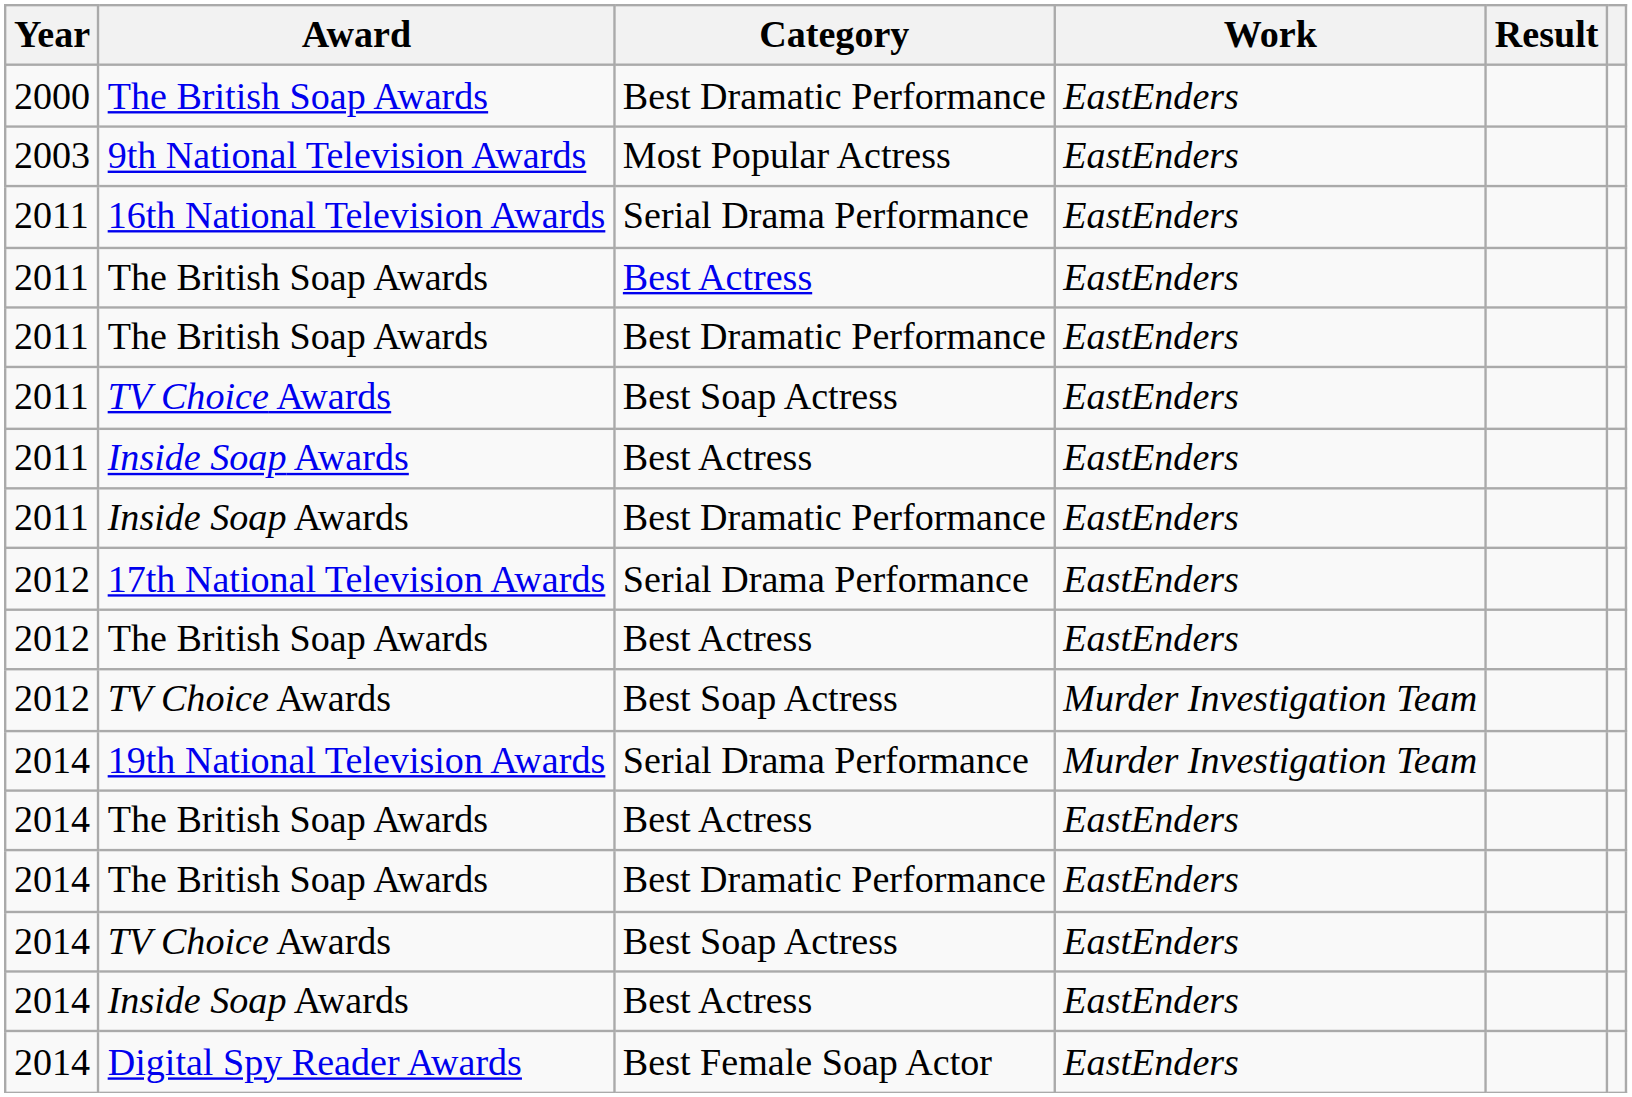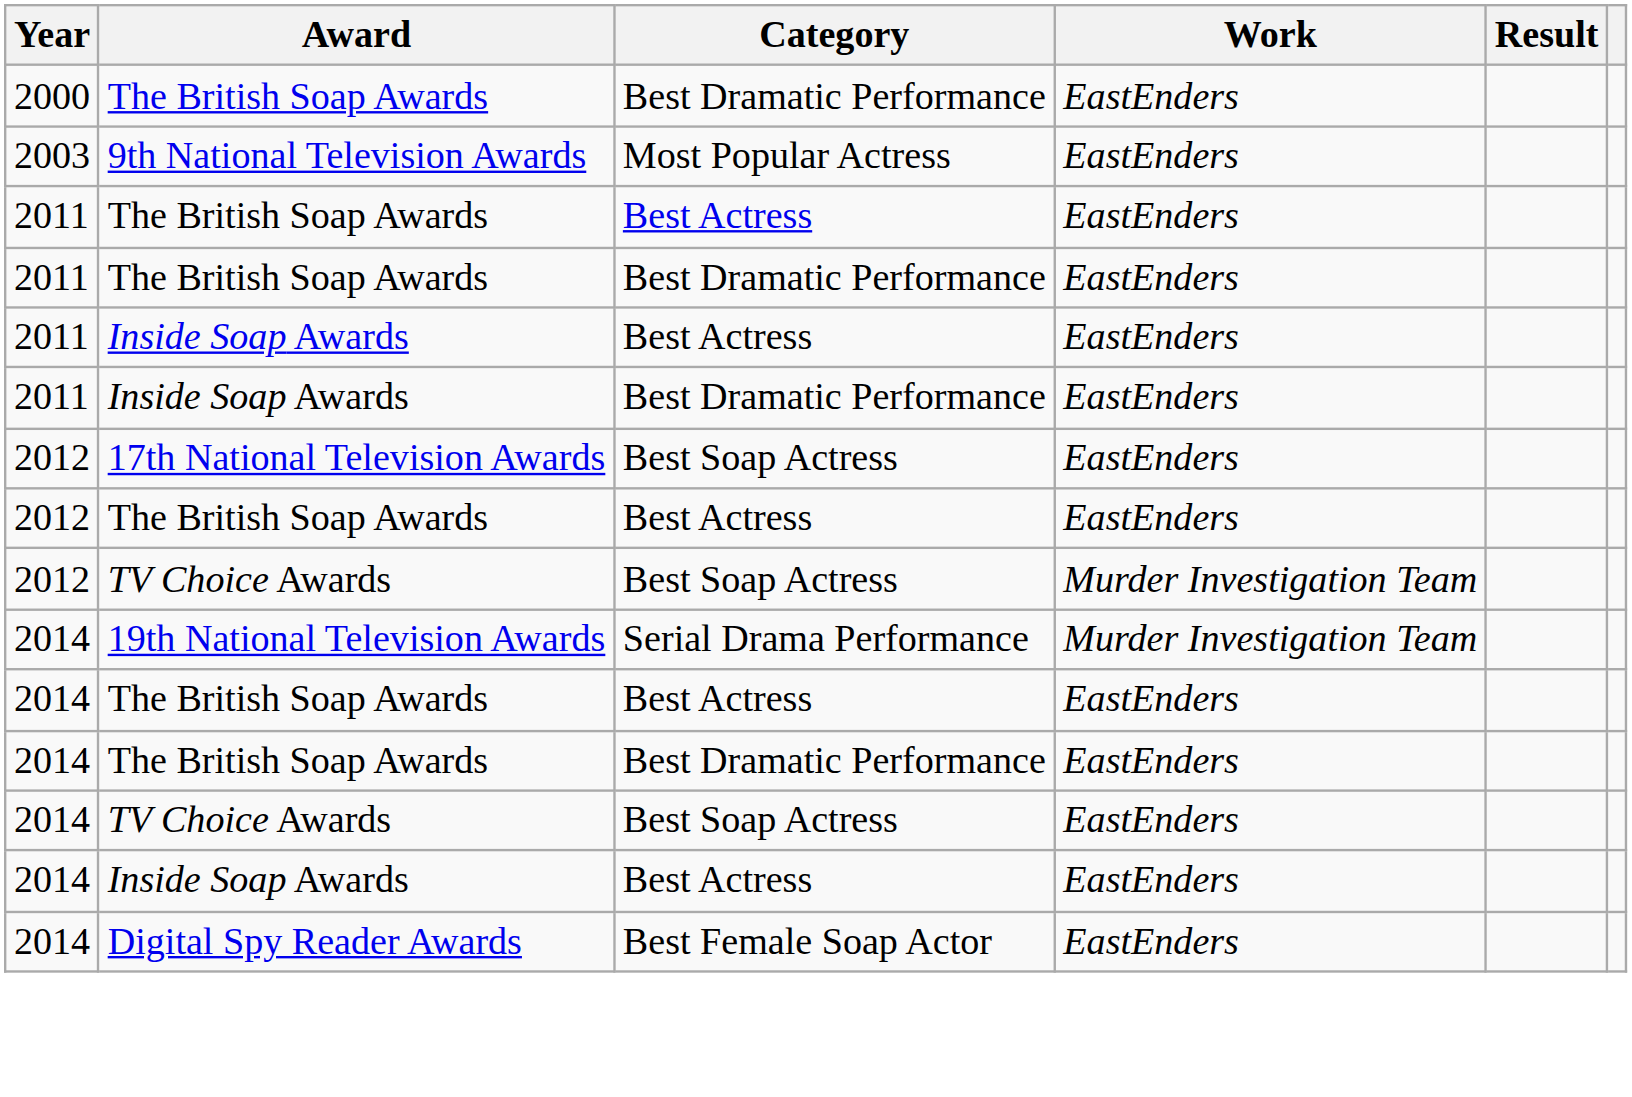- row: (51, 215)
- row: (51, 397)
(826, 578) Serial Drama Performance -> (760, 457) Best Soap Actress
